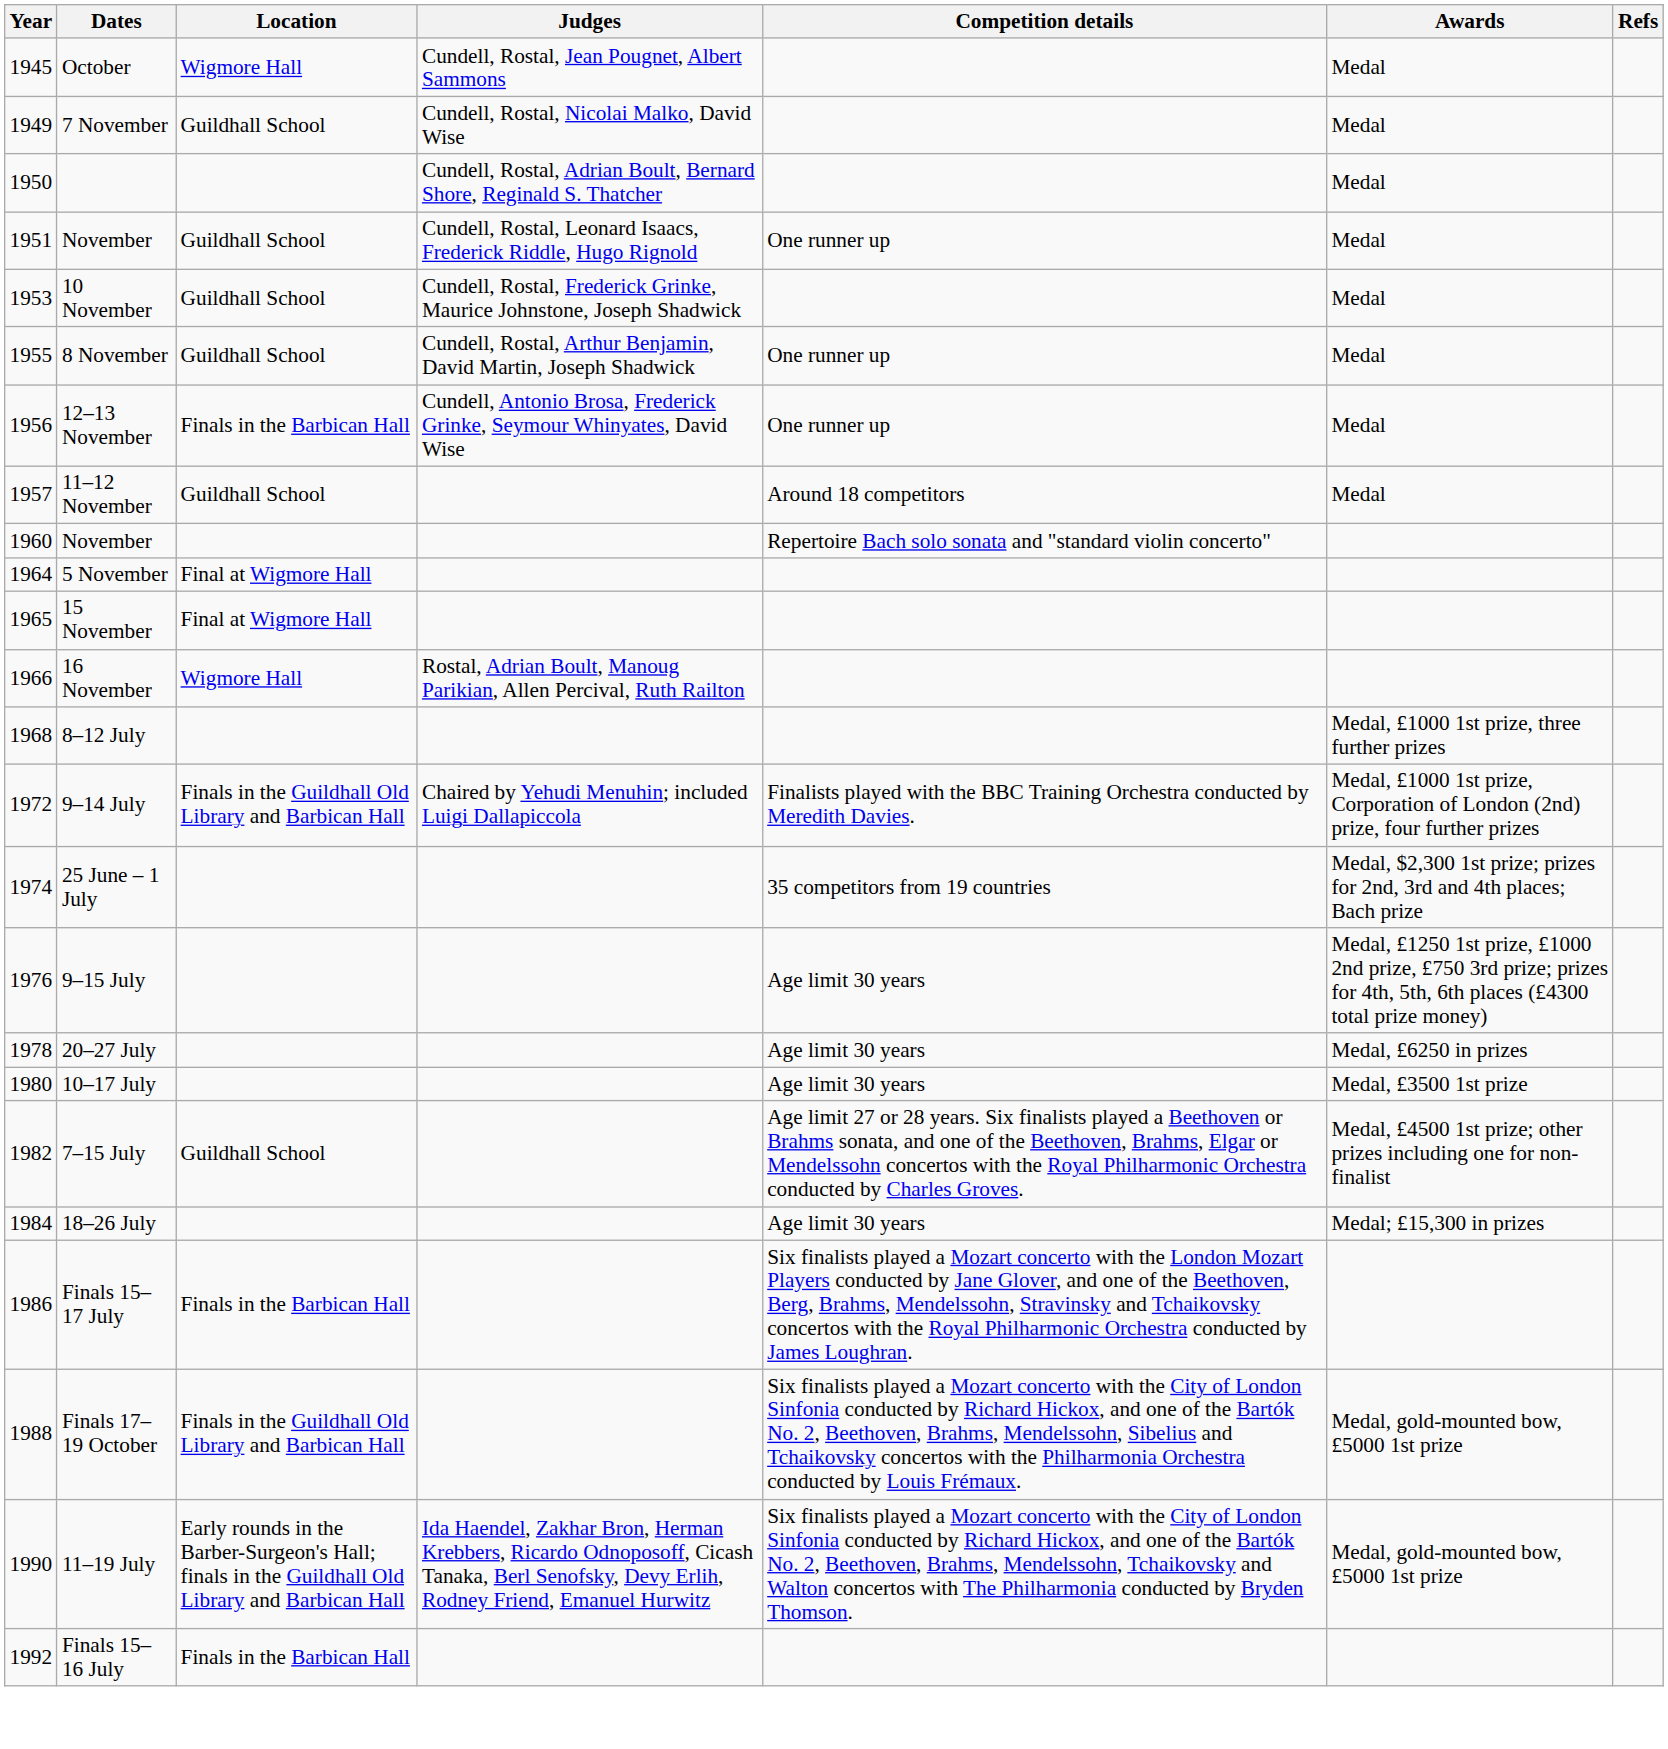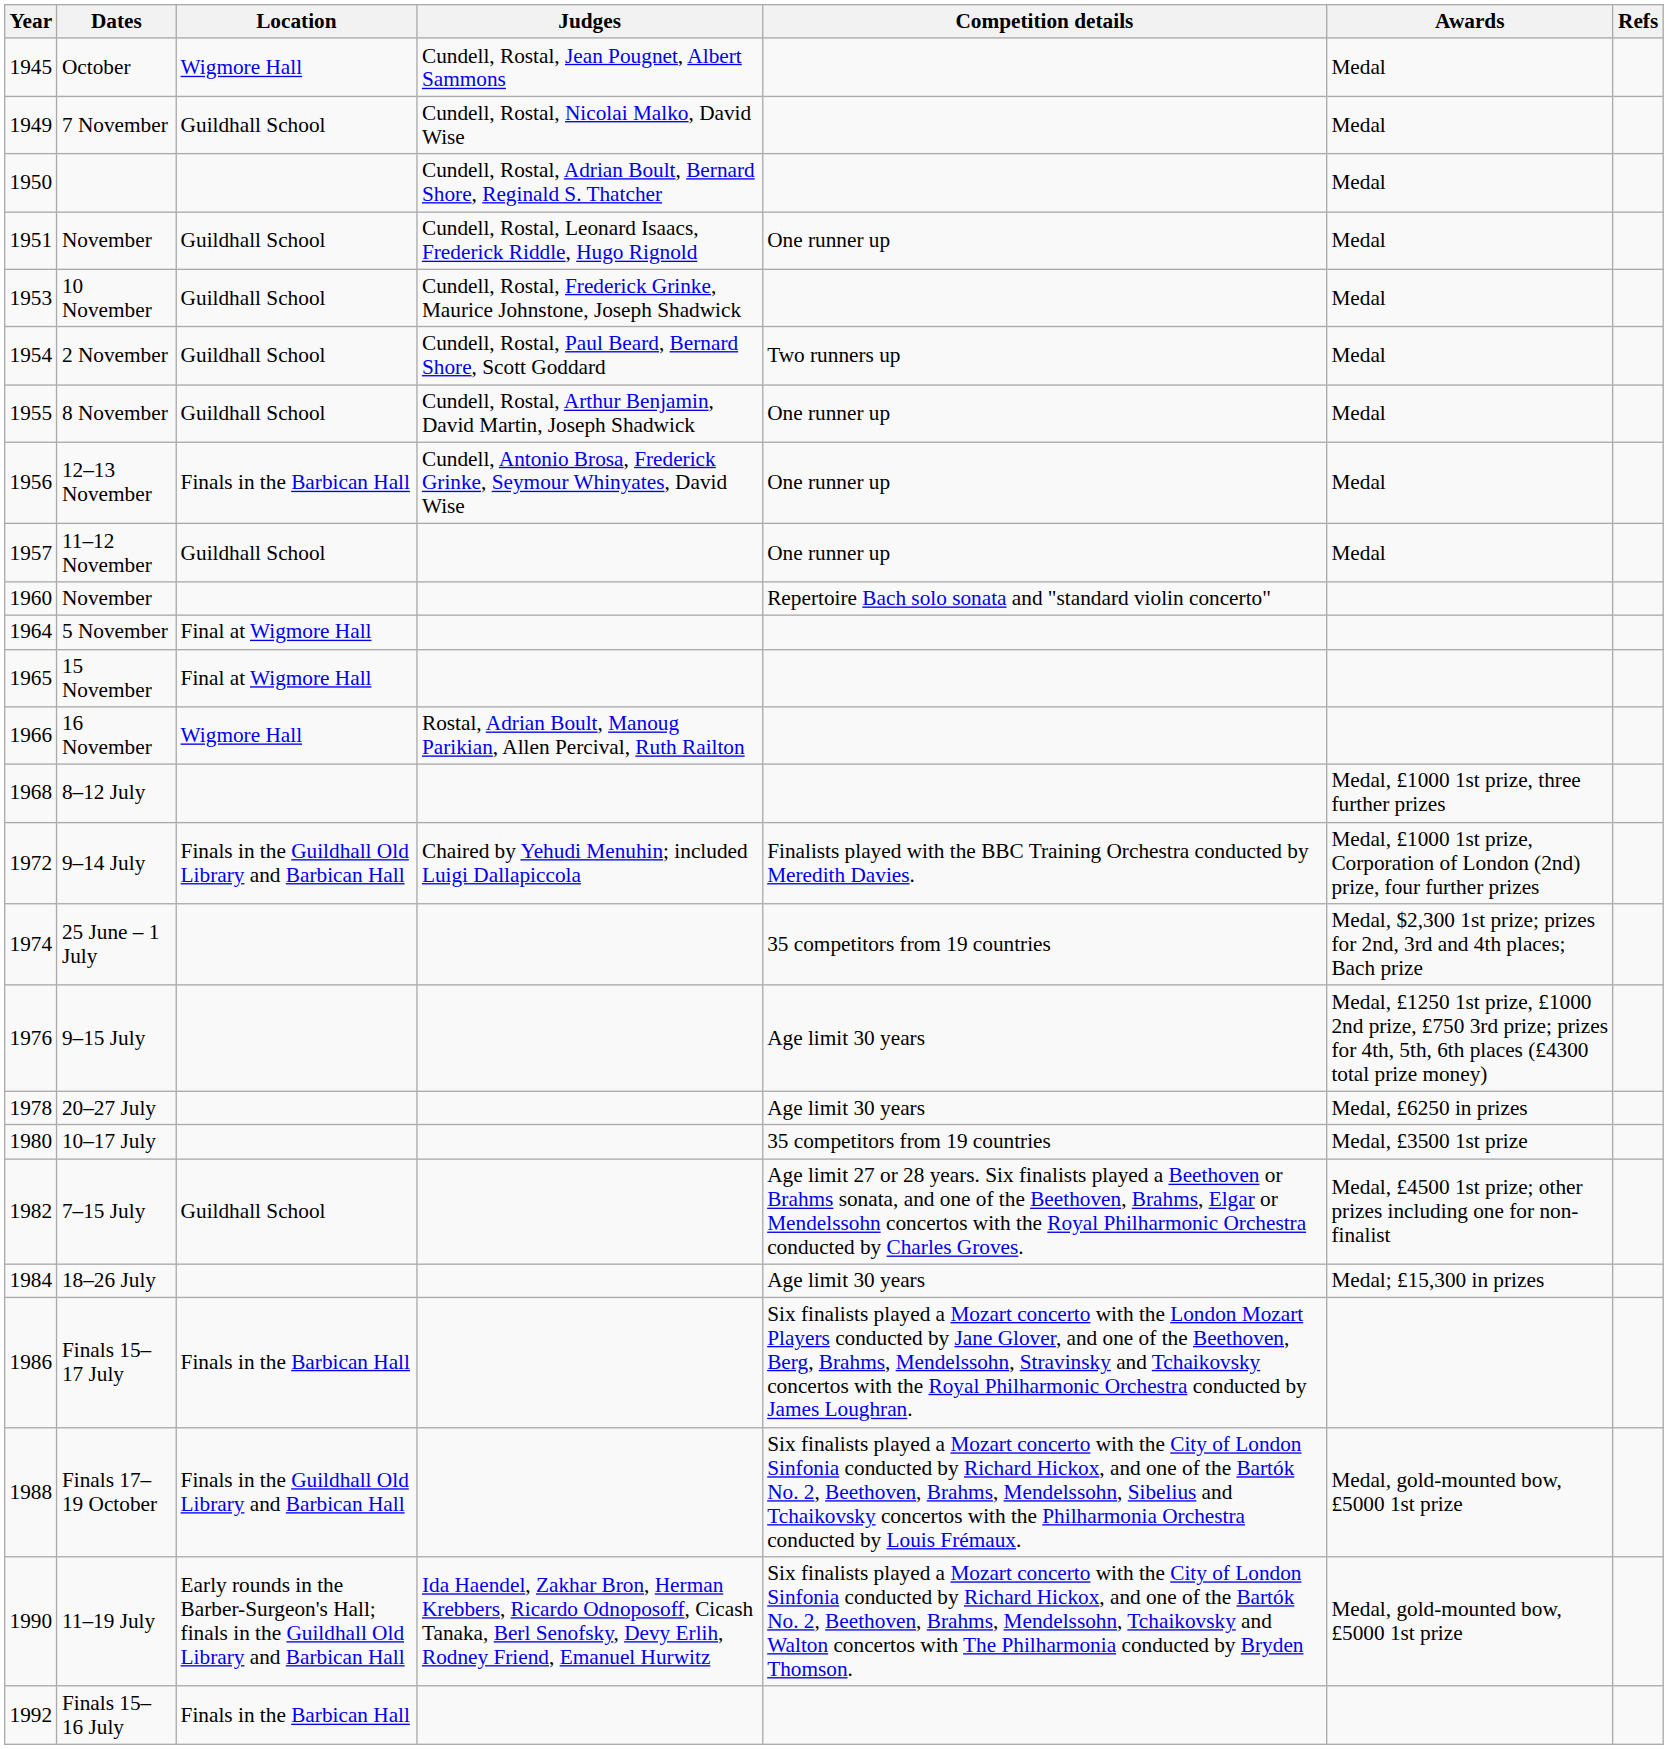+ row: (31, 355)
(866, 494) Around 18 competitors -> (829, 552) One runner up
(846, 1083) Age limit 30 years -> (909, 1141) 35 competitors from 19 countries
